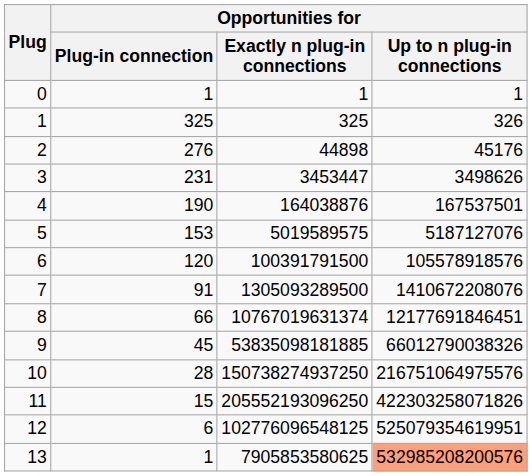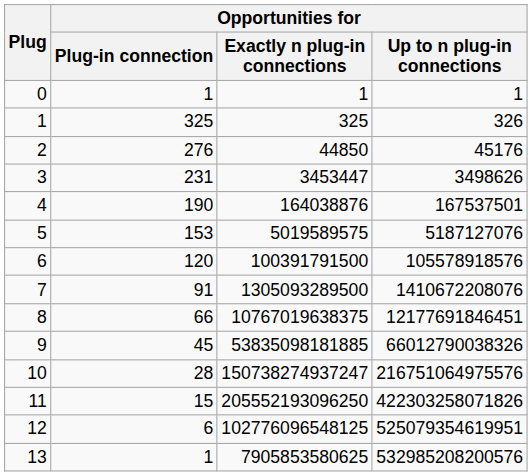(344, 149) 44898 -> (344, 149) 44850
(300, 317) 10767019631374 -> (300, 317) 10767019638375
(295, 373) 150738274937250 -> (295, 373) 150738274937247
(450, 456) lightsalmon background -> (450, 456) no background
